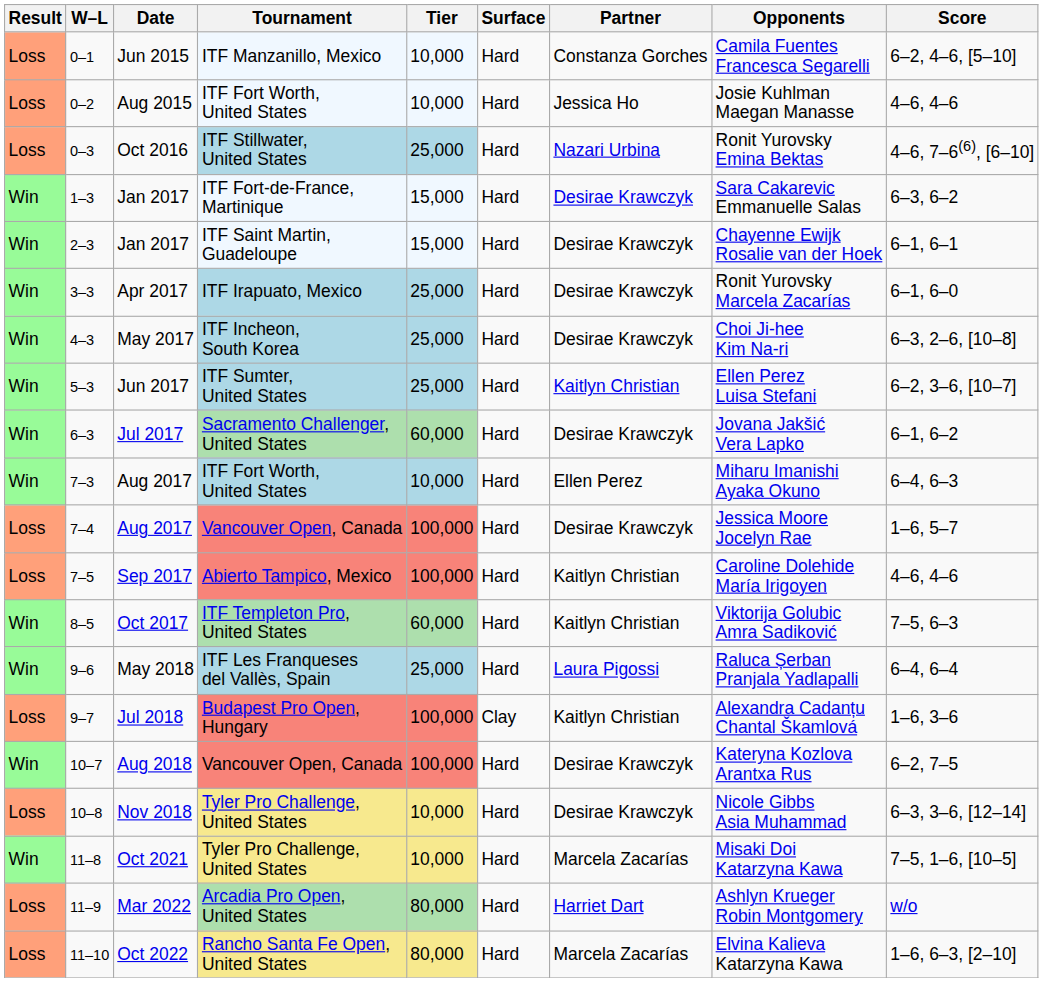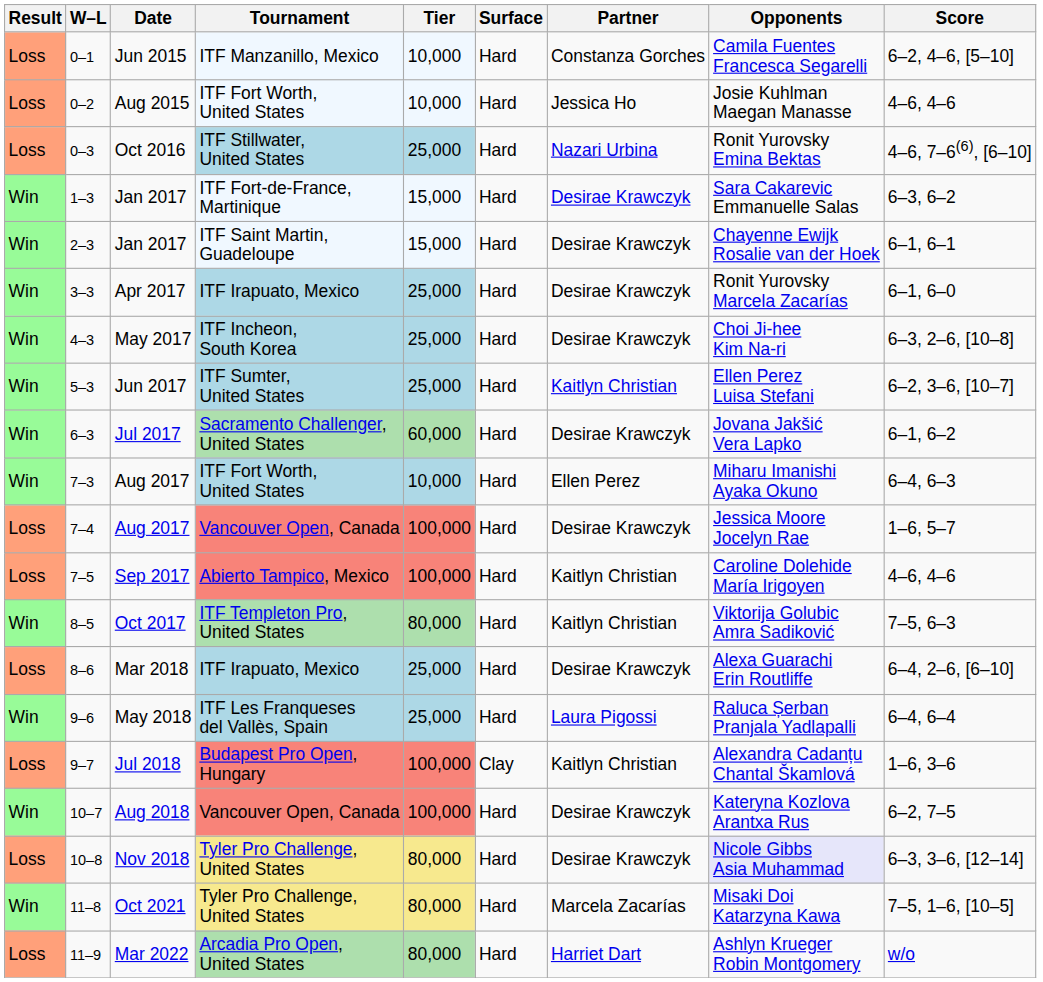(437, 623) 60,000 -> (434, 623) 80,000
+ row: (82, 671)
(437, 812) 10,000 -> (434, 859) 80,000
(781, 812) no background -> (779, 859) lavender background
(437, 859) 10,000 -> (434, 906) 80,000
- row: (90, 955)
